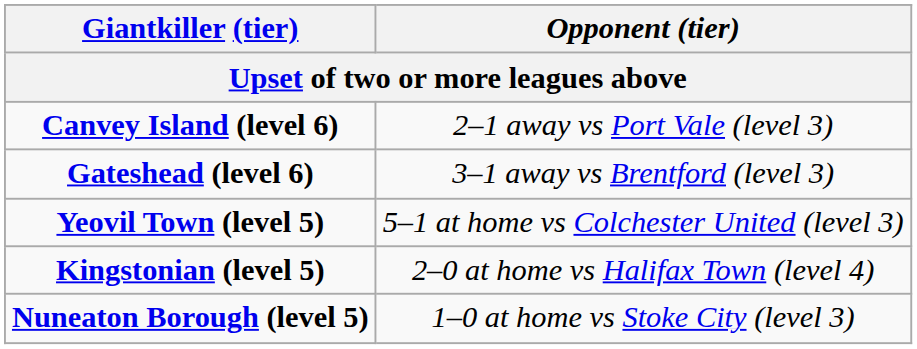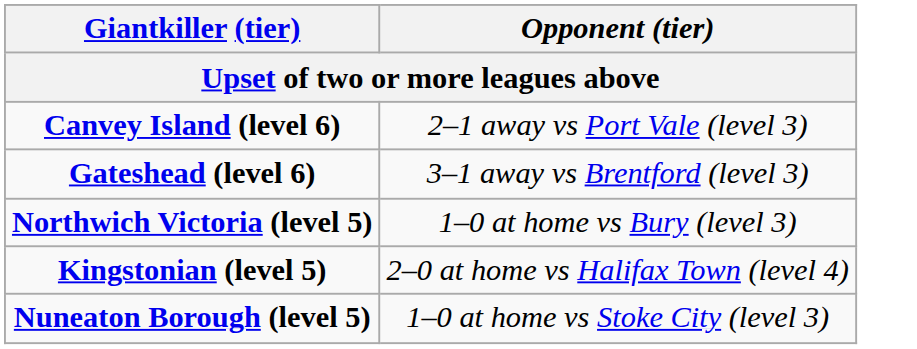+ row: (192, 221)
- row: (190, 221)
